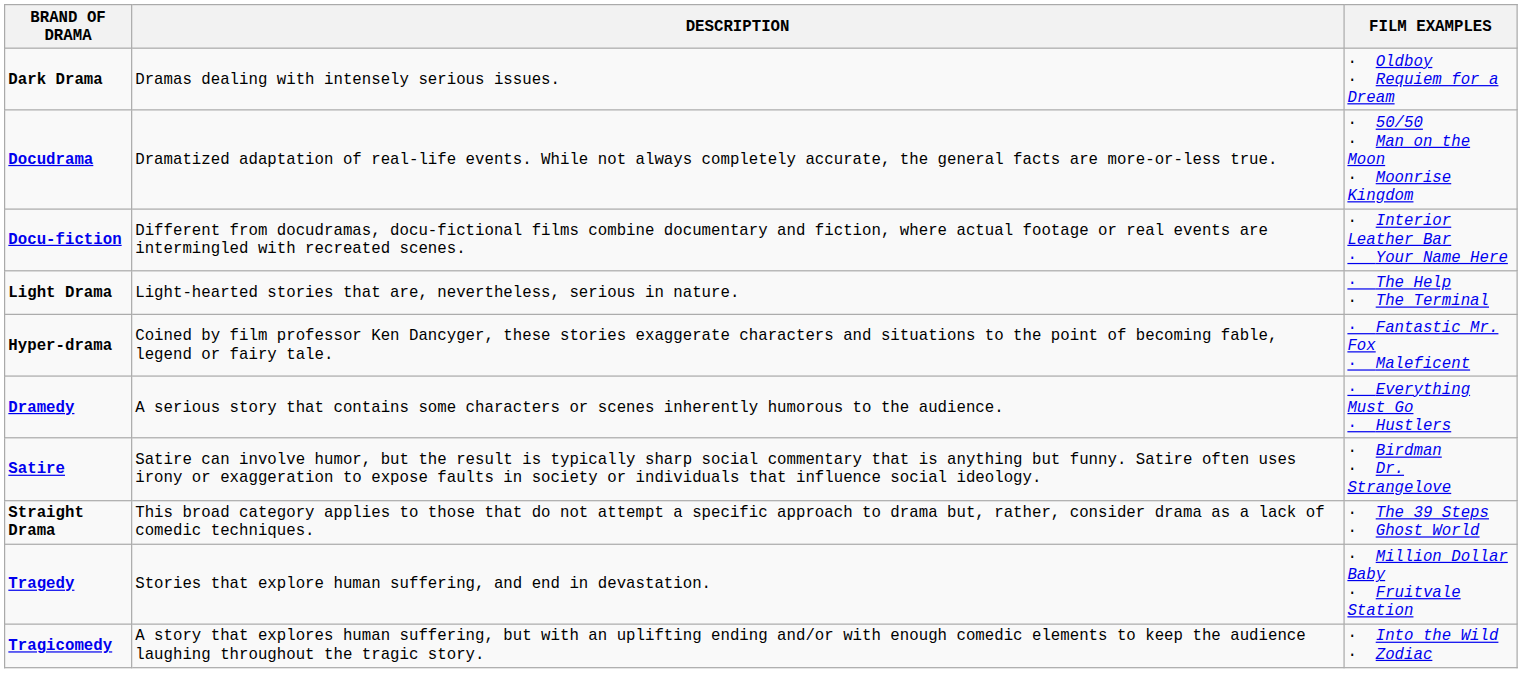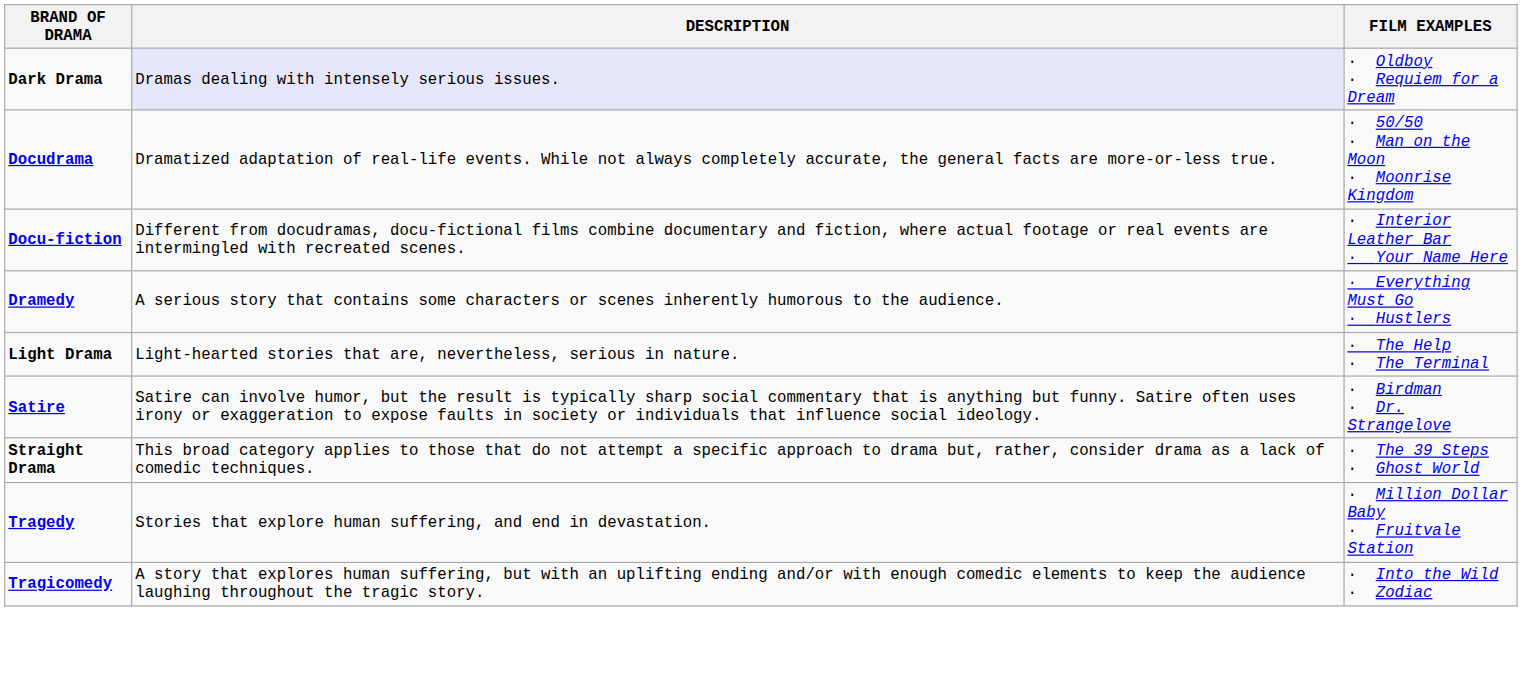(348, 79) no background -> (348, 79) lavender background
rows swapped: (41, 407) <-> (60, 292)
- row: (60, 345)
